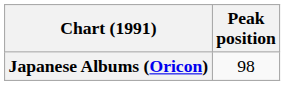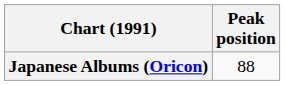(246, 66) 98 -> (246, 66) 88
